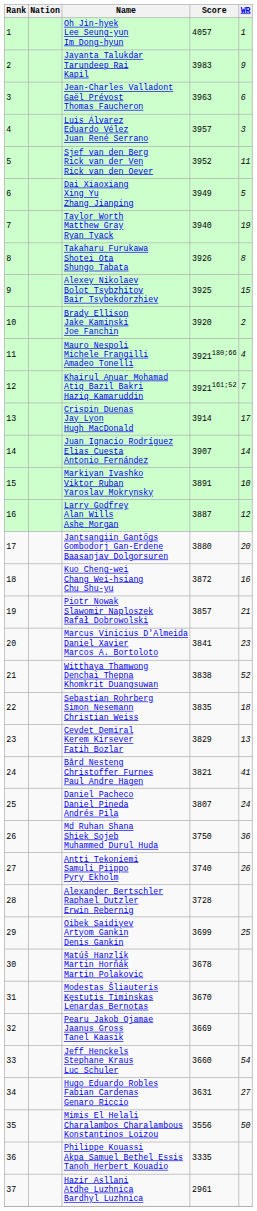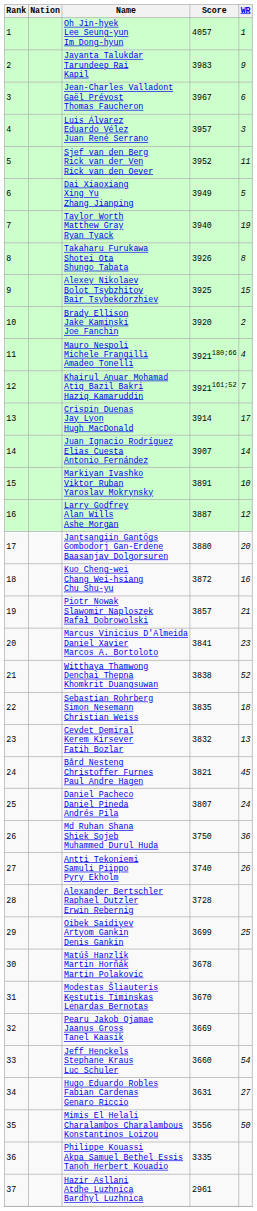(202, 98) 3963 -> (202, 98) 3967
(202, 741) 3829 -> (202, 741) 3832
(246, 773) 41 -> (246, 773) 45
